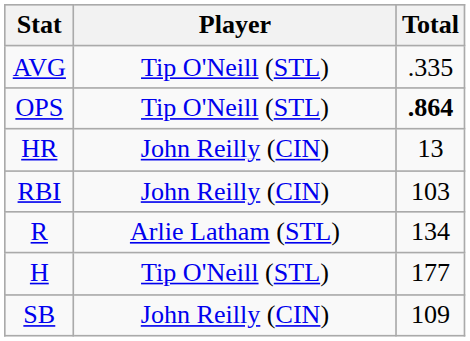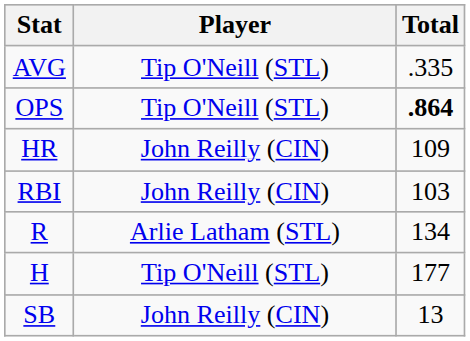(431, 149) 13 -> (431, 149) 109
(431, 314) 109 -> (431, 314) 13
